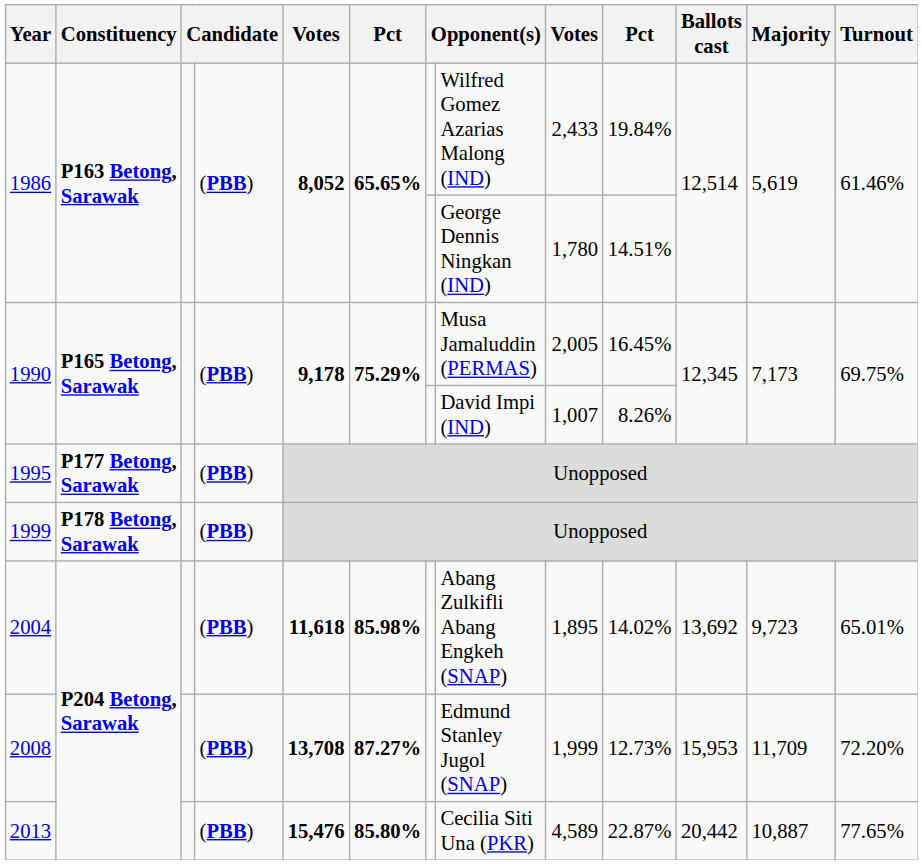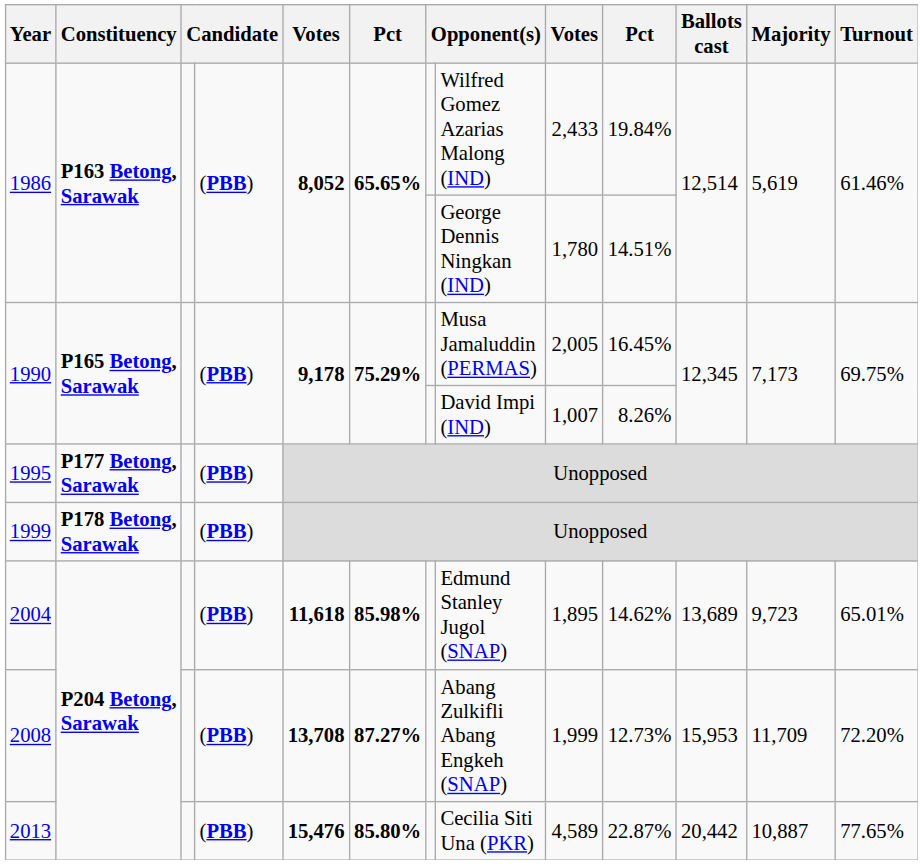(474, 627) Abang Zulkifli Abang Engkeh (SNAP) -> (475, 615) Edmund Stanley Jugol (SNAP)
(640, 627) 14.02% -> (640, 615) 14.62%
(709, 627) 13,692 -> (709, 615) 13,689
(475, 747) Edmund Stanley Jugol (SNAP) -> (474, 734) Abang Zulkifli Abang Engkeh (SNAP)
